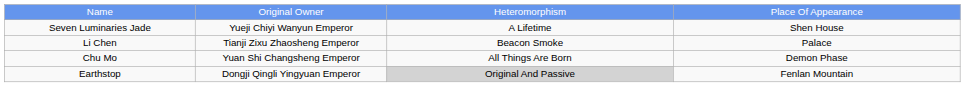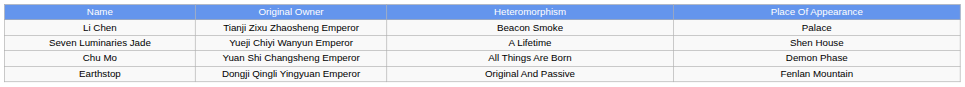rows swapped: (100, 27) <-> (100, 43)
(530, 74) lightgrey background -> (530, 74) no background
